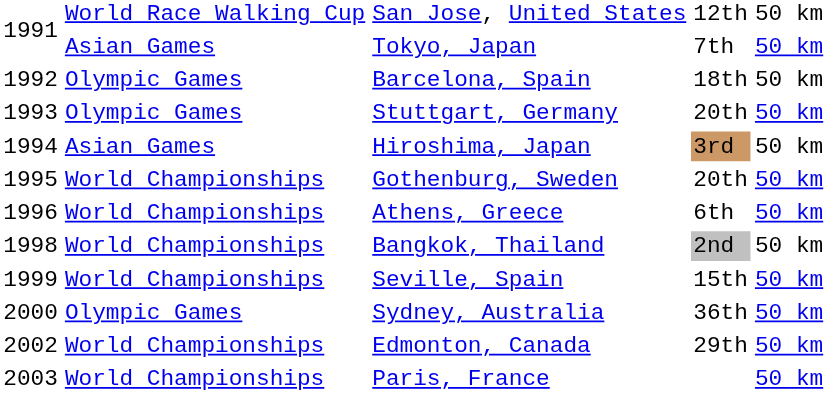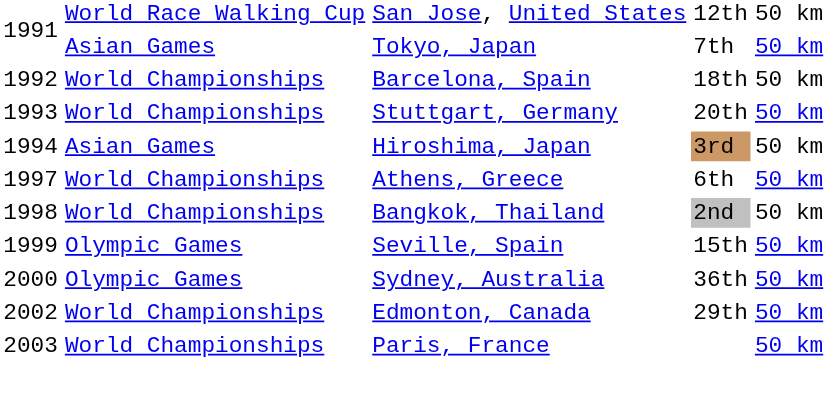(154, 80) Olympic Games -> (195, 80) World Championships
(154, 113) Olympic Games -> (195, 113) World Championships
- row: (495, 180)
(31, 213) 1996 -> (31, 180) 1997
(195, 279) World Championships -> (154, 246) Olympic Games
